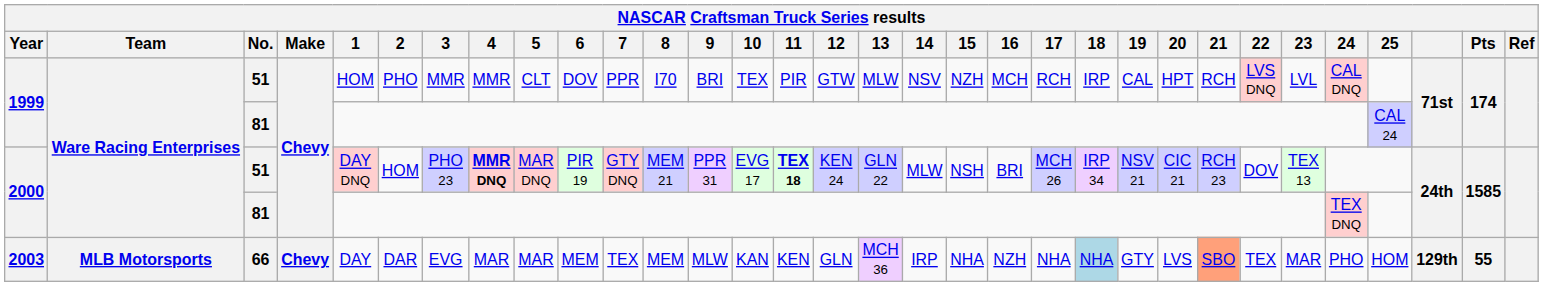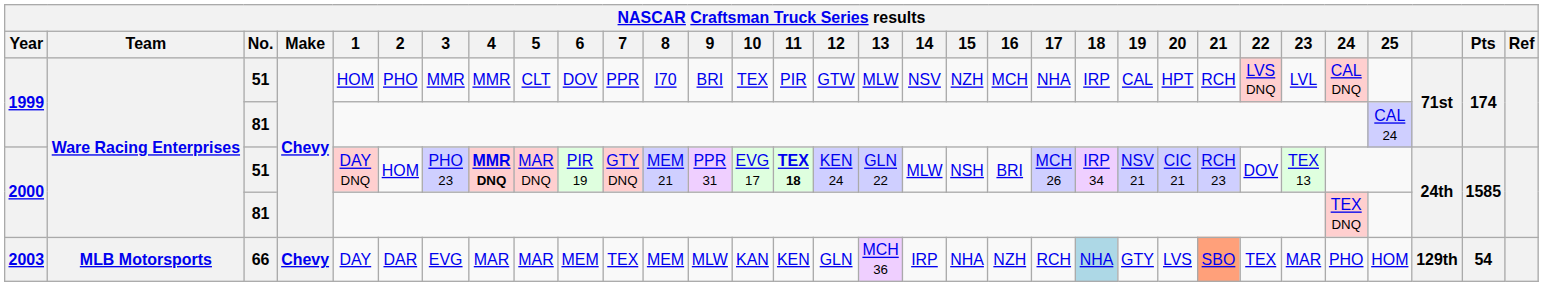(1054, 80) RCH -> (1054, 80) NHA
(1054, 259) NHA -> (1054, 259) RCH
(1483, 259) 55 -> (1483, 259) 54
